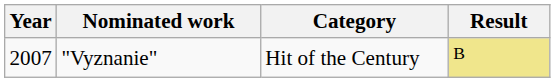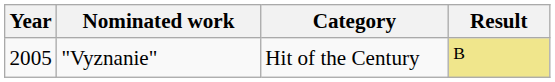(31, 57) 2007 -> (31, 57) 2005
